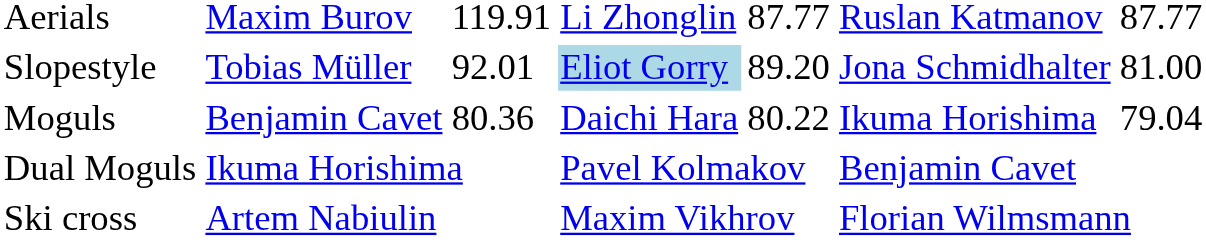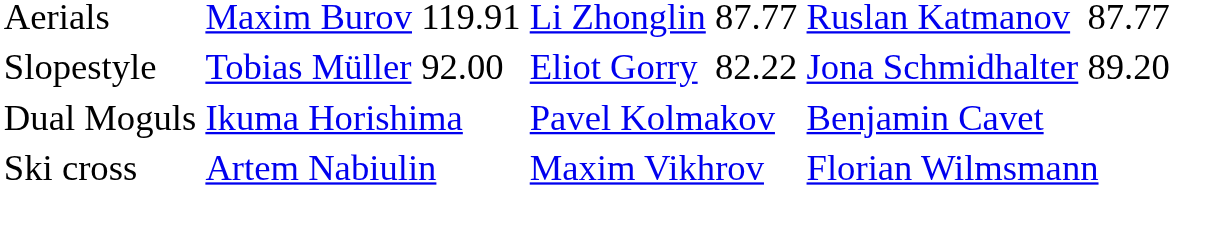(493, 67) 92.01 -> (462, 67) 92.00
(644, 67) lightblue background -> (614, 67) no background
(789, 67) 89.20 -> (756, 67) 82.22
(1161, 67) 81.00 -> (1129, 67) 89.20
- row: (60, 117)
